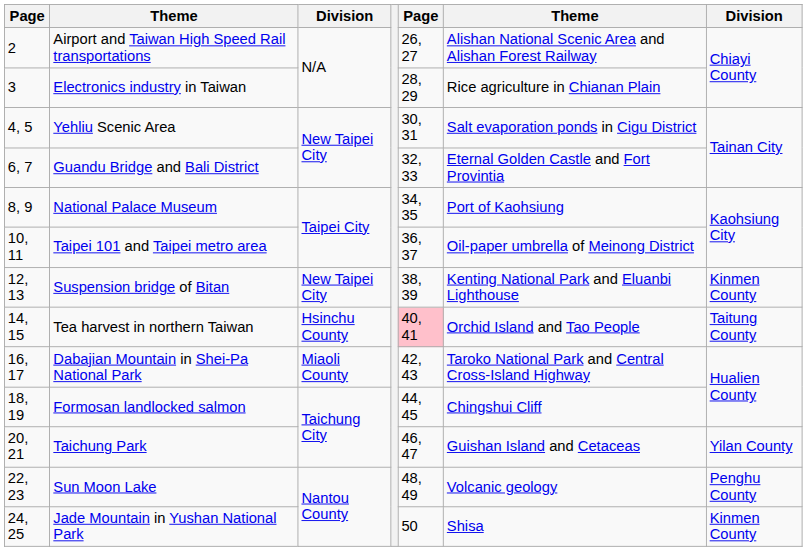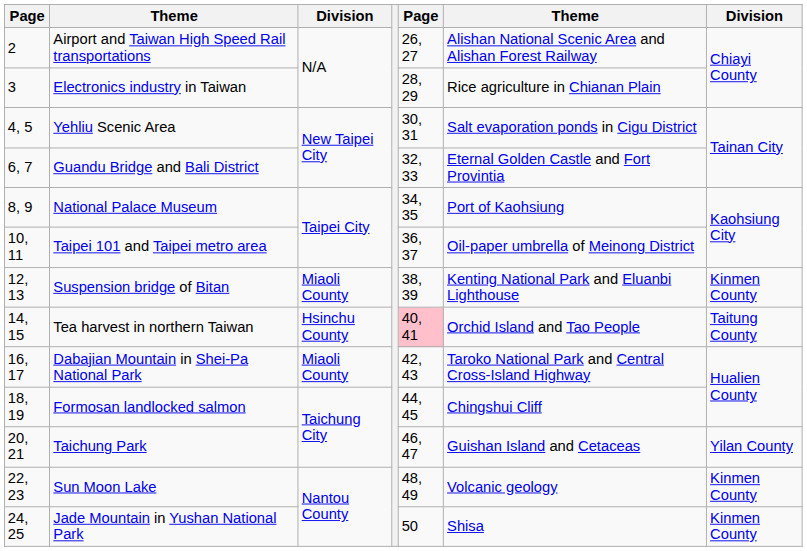(337, 287) New Taipei City -> (325, 287) Miaoli County
(735, 486) Penghu County -> (735, 486) Kinmen County
